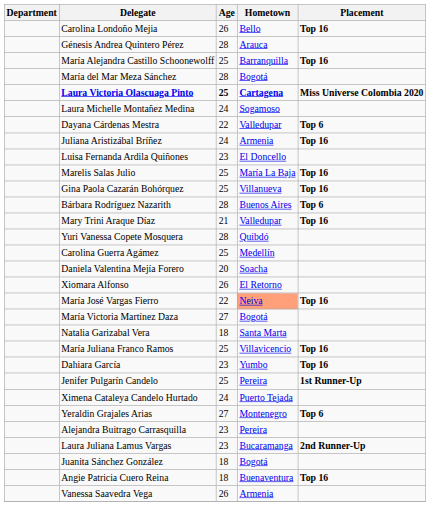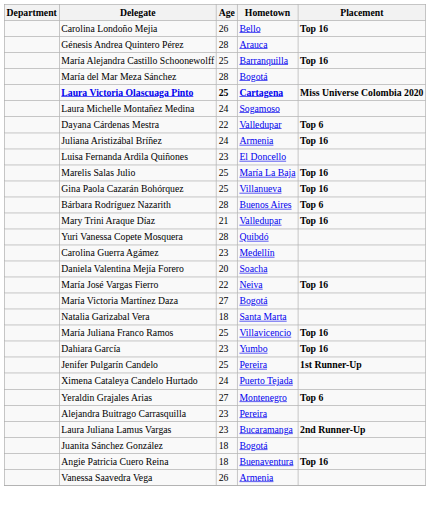(224, 253) 25 -> (224, 253) 23
- row: (95, 285)
(251, 301) lightsalmon background -> (251, 285) no background
